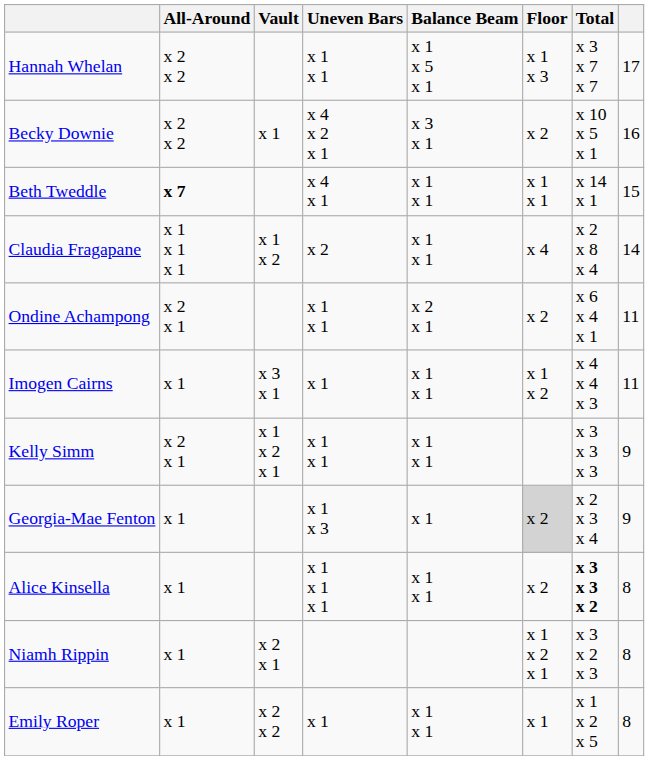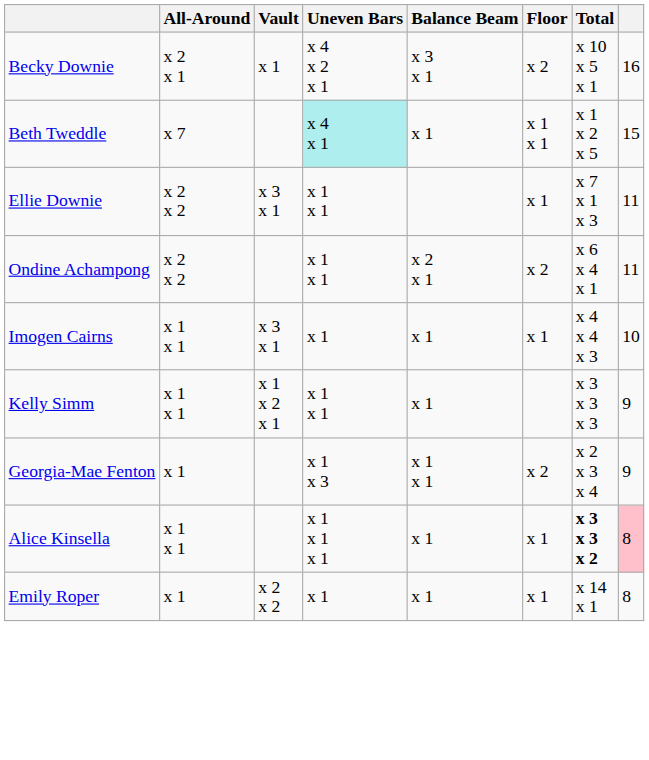- row: (65, 66)
(175, 133) x 2 x 2 -> (175, 66) x 2 x 1
(175, 191) bold -> (175, 133) normal
(318, 191) no background -> (318, 133) paleturquoise background
(422, 191) x 1 x 1 -> (422, 133) x 1
(591, 191) x 14 x 1 -> (587, 133) x 1 x 2 x 5
- row: (75, 248)
+ row: (55, 201)
(175, 316) x 2 x 1 -> (175, 268) x 2 x 2
(175, 383) x 1 -> (175, 336) x 1 x 1
(422, 383) x 1 x 1 -> (422, 336) x 1
(538, 383) x 1 x 2 -> (538, 336) x 1
(631, 383) 11 -> (631, 336) 10
(175, 451) x 2 x 1 -> (175, 403) x 1 x 1
(422, 451) x 1 x 1 -> (422, 403) x 1
(422, 518) x 1 -> (422, 471) x 1 x 1
(538, 518) lightgrey background -> (538, 471) no background
(175, 586) x 1 -> (175, 538) x 1 x 1
(422, 586) x 1 x 1 -> (422, 538) x 1
(538, 586) x 2 -> (538, 538) x 1
(627, 586) no background -> (627, 538) pink background
- row: (59, 653)
(422, 721) x 1 x 1 -> (422, 596) x 1
(587, 721) x 1 x 2 x 5 -> (591, 596) x 14 x 1
